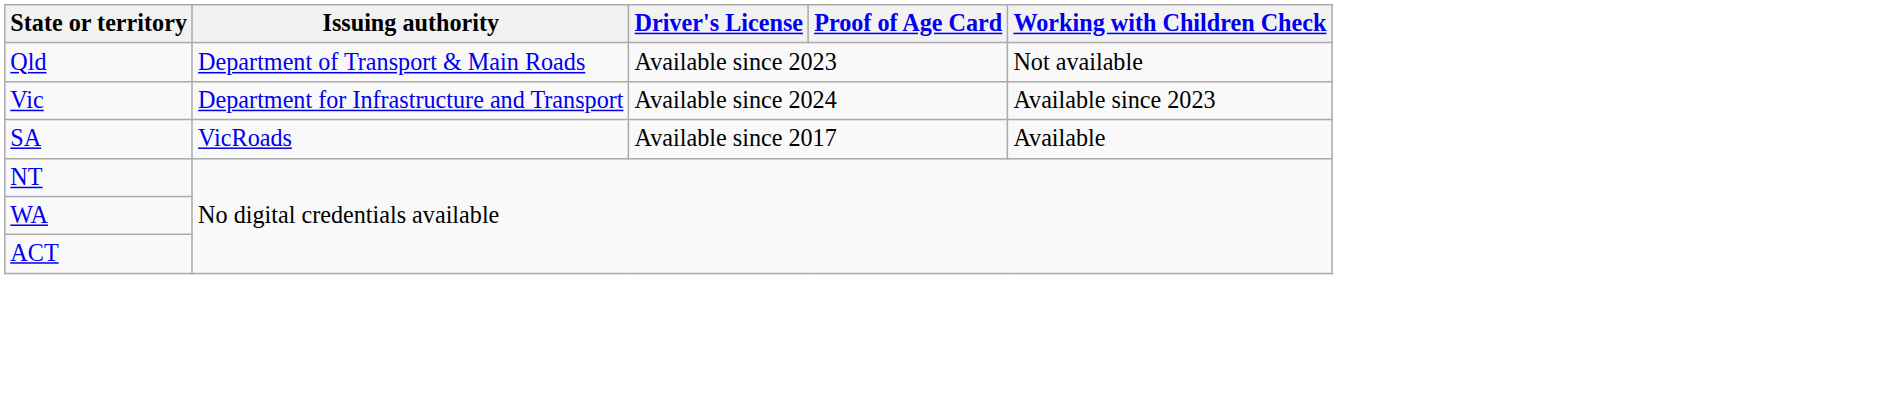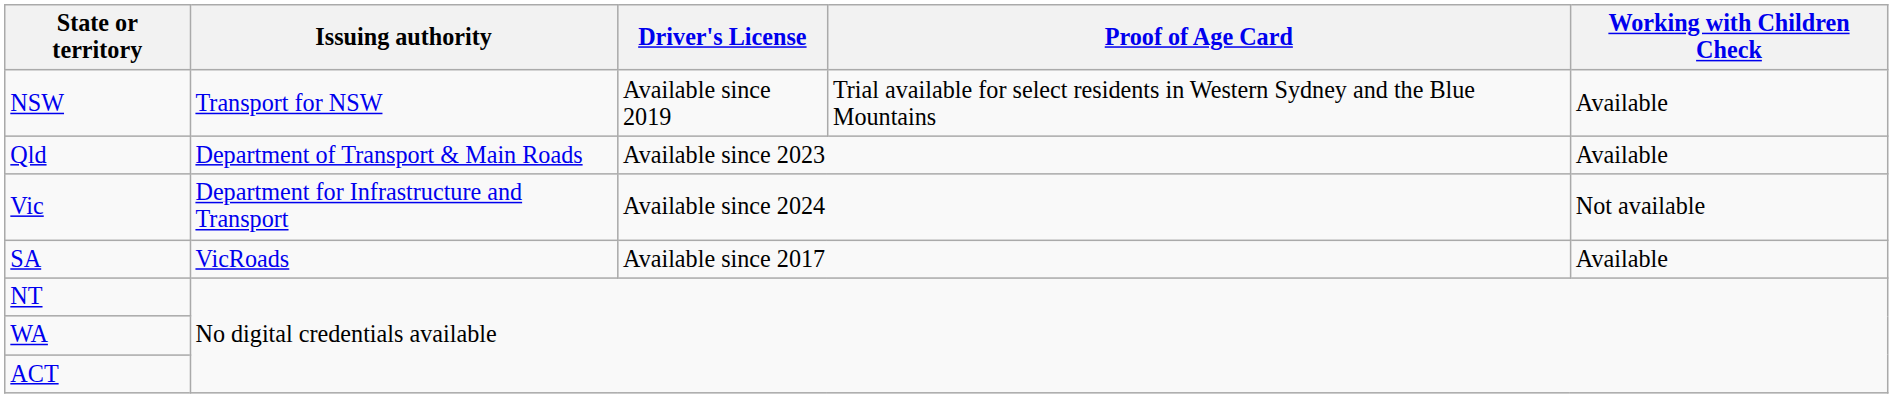+ row: (37, 102)
(1078, 61) Not available -> (1622, 154) Available
(1114, 100) Available since 2023 -> (1641, 206) Not available
